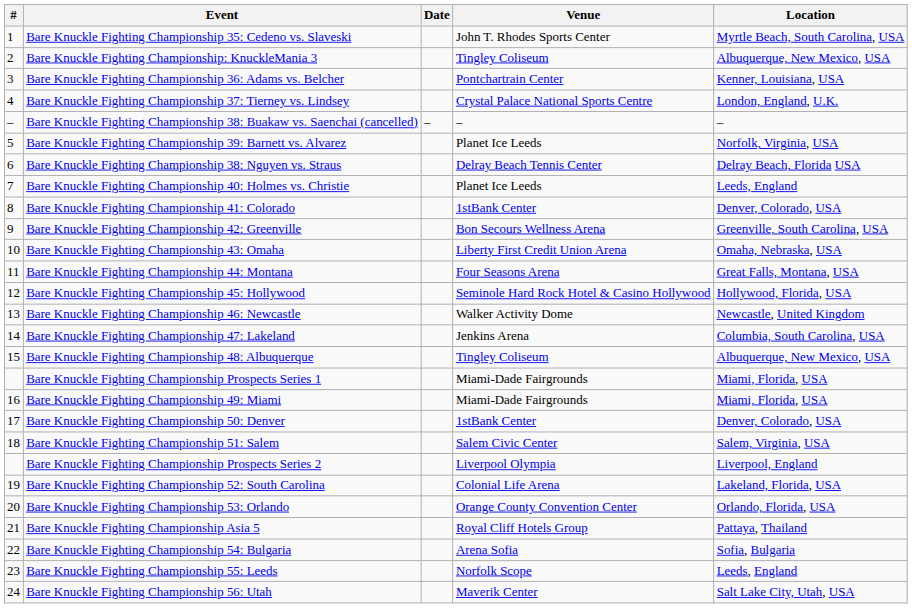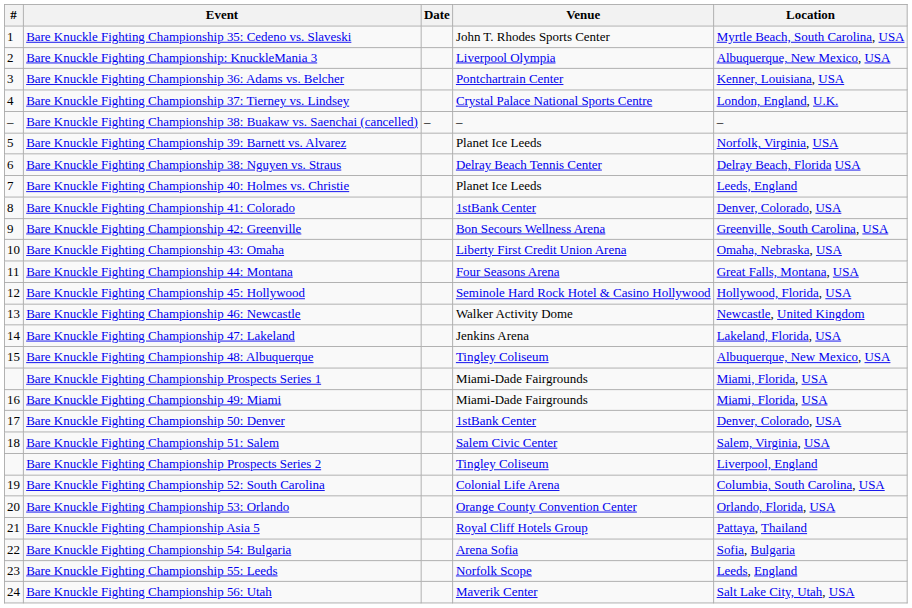(502, 58) Tingley Coliseum -> (506, 58) Liverpool Olympia
(801, 336) Columbia, South Carolina, USA -> (779, 336) Lakeland, Florida, USA
(506, 464) Liverpool Olympia -> (502, 464) Tingley Coliseum
(779, 485) Lakeland, Florida, USA -> (801, 485) Columbia, South Carolina, USA
